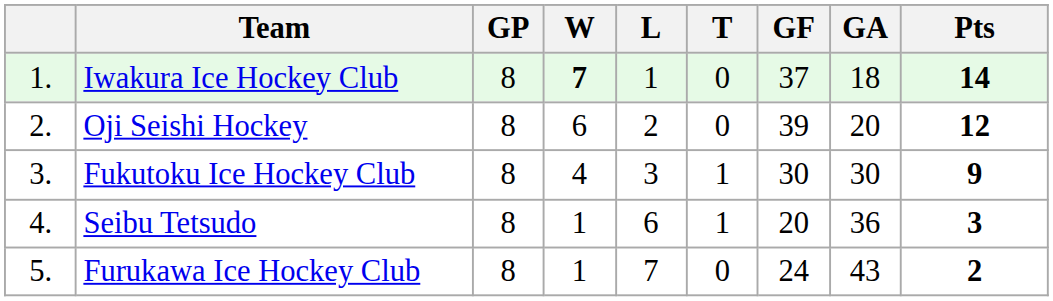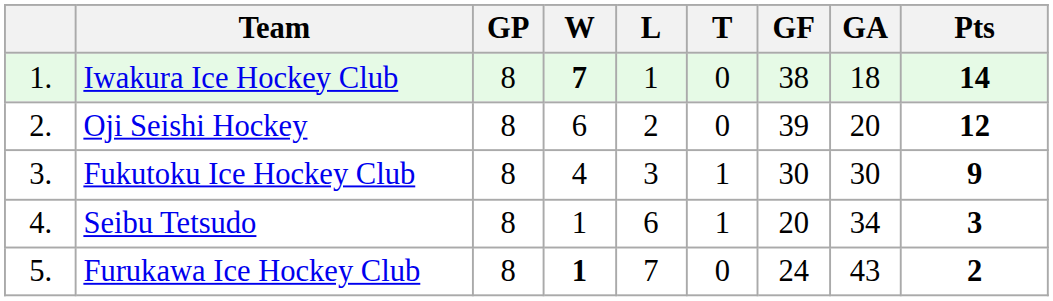(794, 77) 37 -> (794, 77) 38
(865, 222) 36 -> (865, 222) 34
(580, 271) normal -> (580, 271) bold
